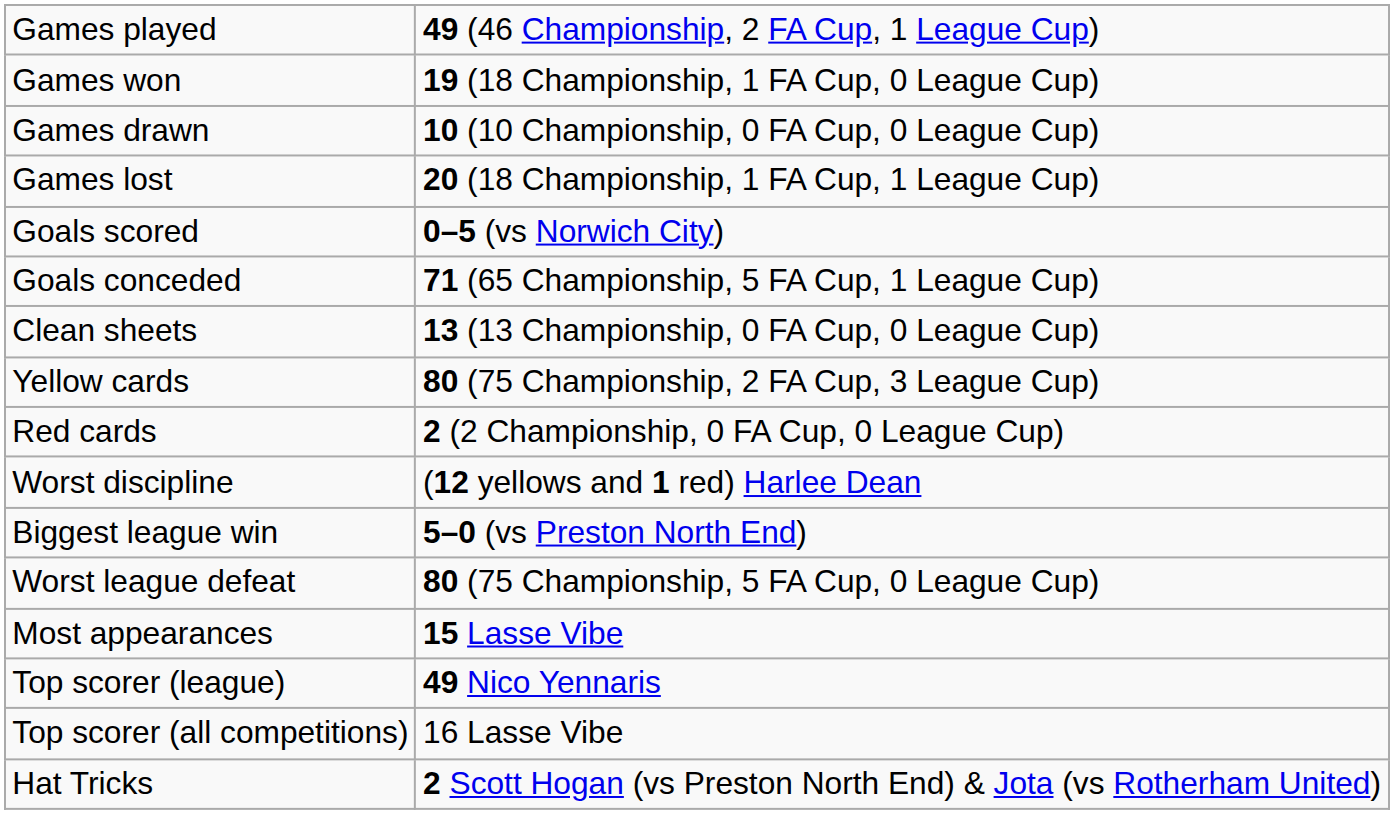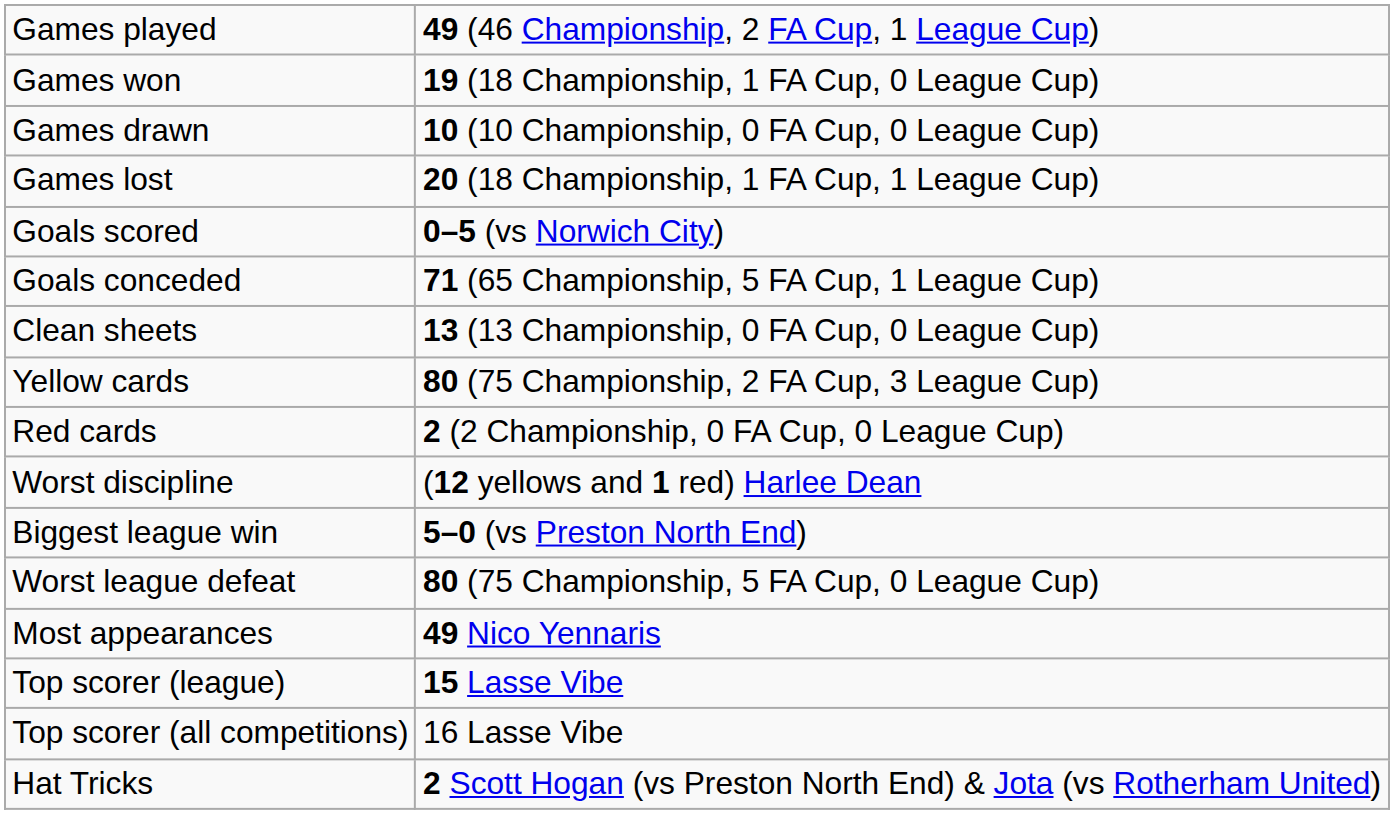(523, 632) 15 Lasse Vibe -> (542, 632) 49 Nico Yennaris
(542, 682) 49 Nico Yennaris -> (523, 682) 15 Lasse Vibe
